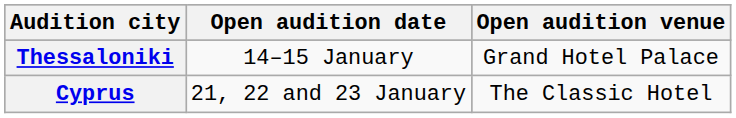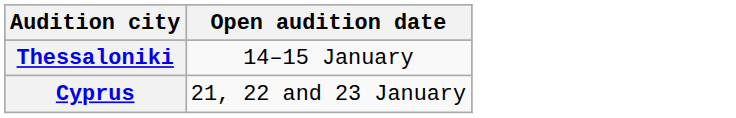- column: (601, 23)
